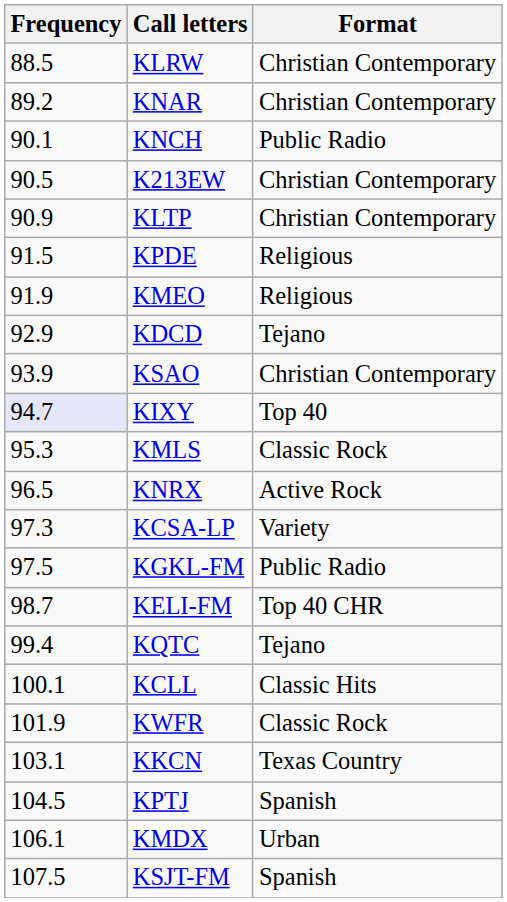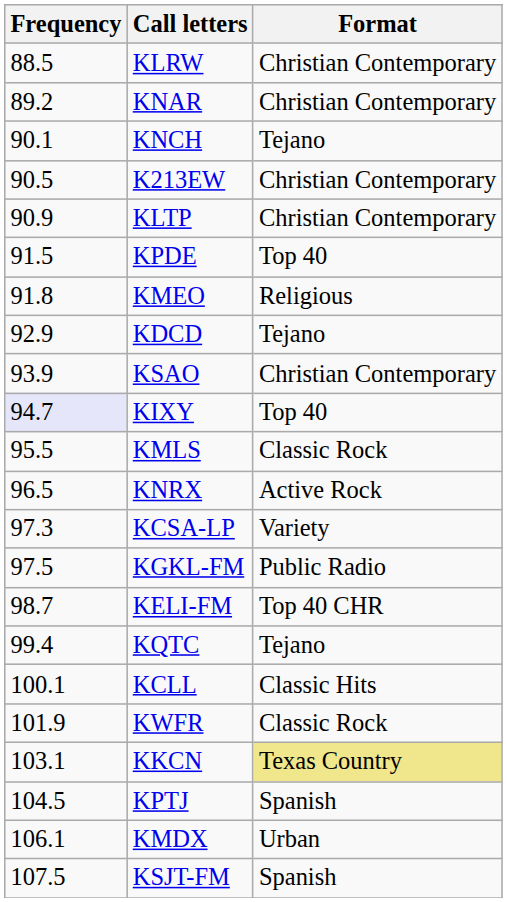(322, 140) Public Radio -> (292, 140) Tejano
(306, 256) Religious -> (293, 256) Top 40
(32, 295) 91.9 -> (32, 295) 91.8
(32, 450) 95.3 -> (32, 450) 95.5
(330, 761) no background -> (330, 761) khaki background
